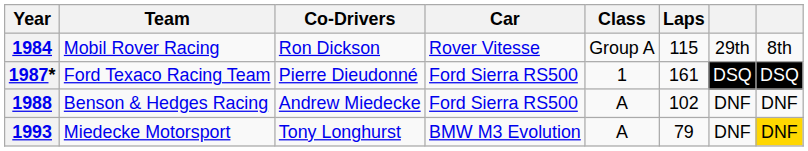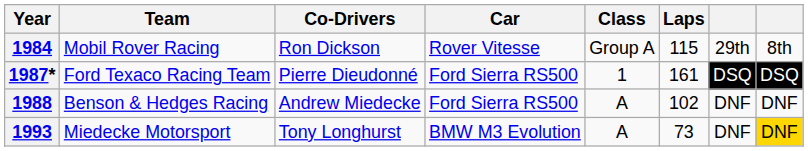(684, 132) 79 -> (684, 132) 73
